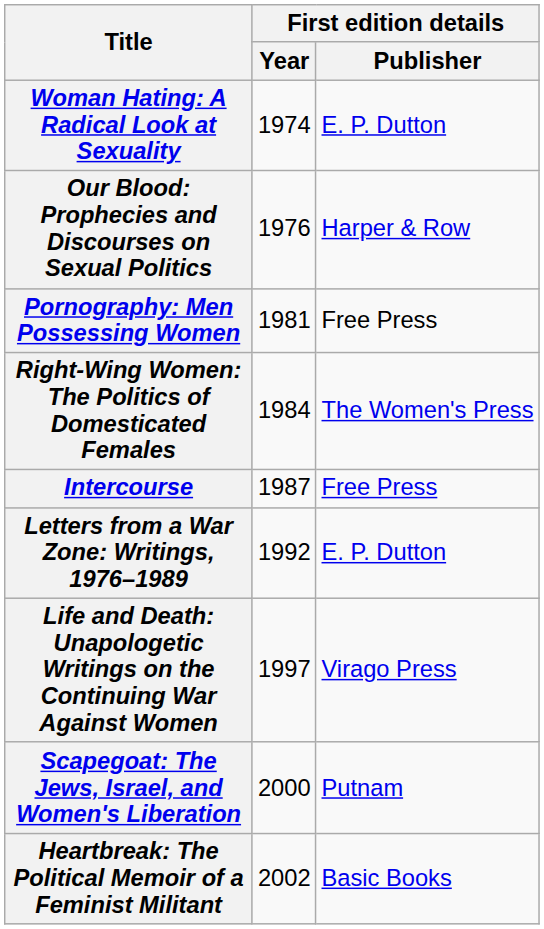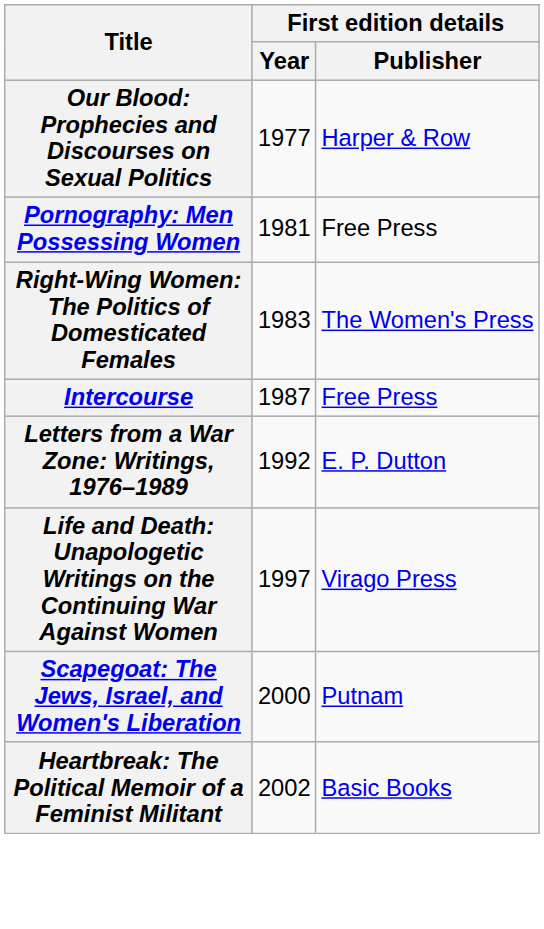- row: (129, 125)
(284, 229) 1976 -> (284, 138) 1977
(284, 410) 1984 -> (284, 320) 1983
